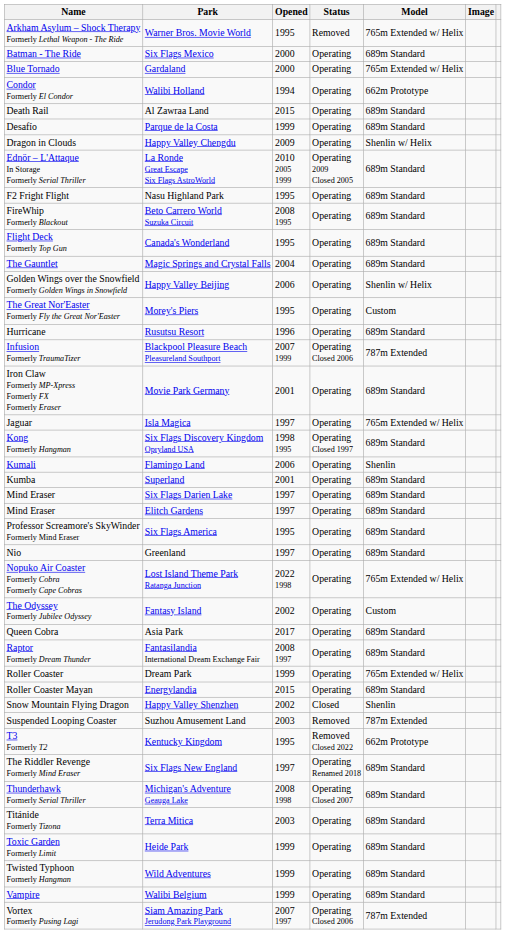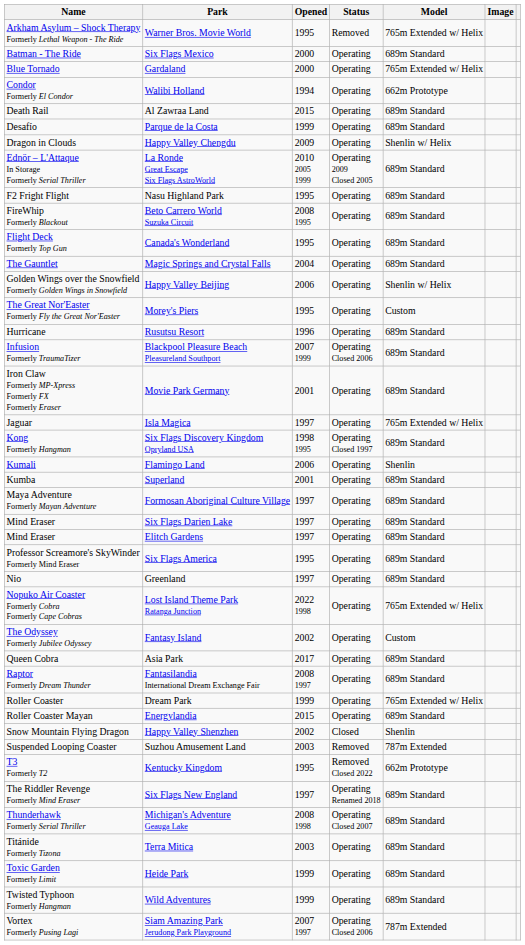(396, 353) 787m Extended -> (415, 353) 689m Standard
+ row: (217, 501)
- row: (176, 894)
